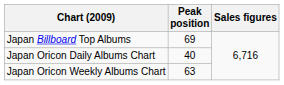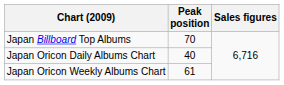(190, 39) 69 -> (190, 39) 70
(190, 71) 63 -> (190, 71) 61
